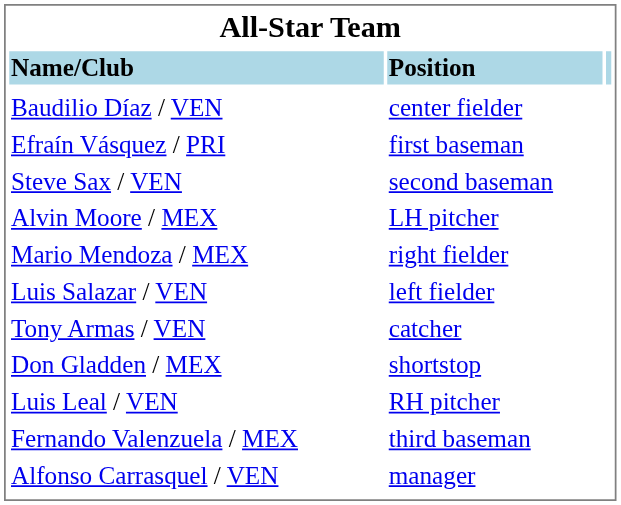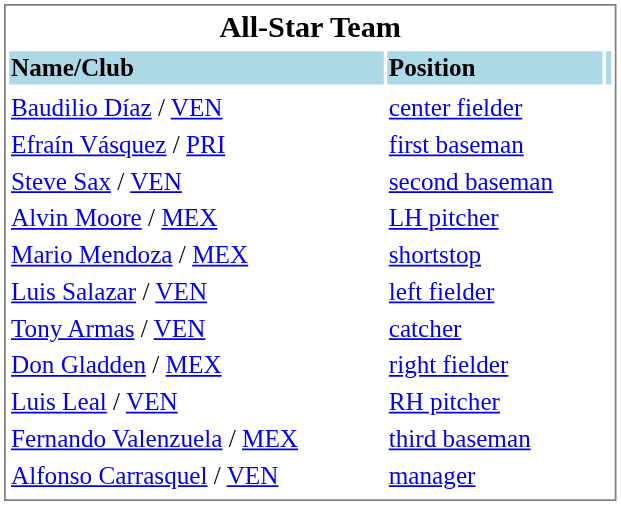(449, 254) right fielder -> (435, 254) shortstop
(435, 364) shortstop -> (449, 364) right fielder
